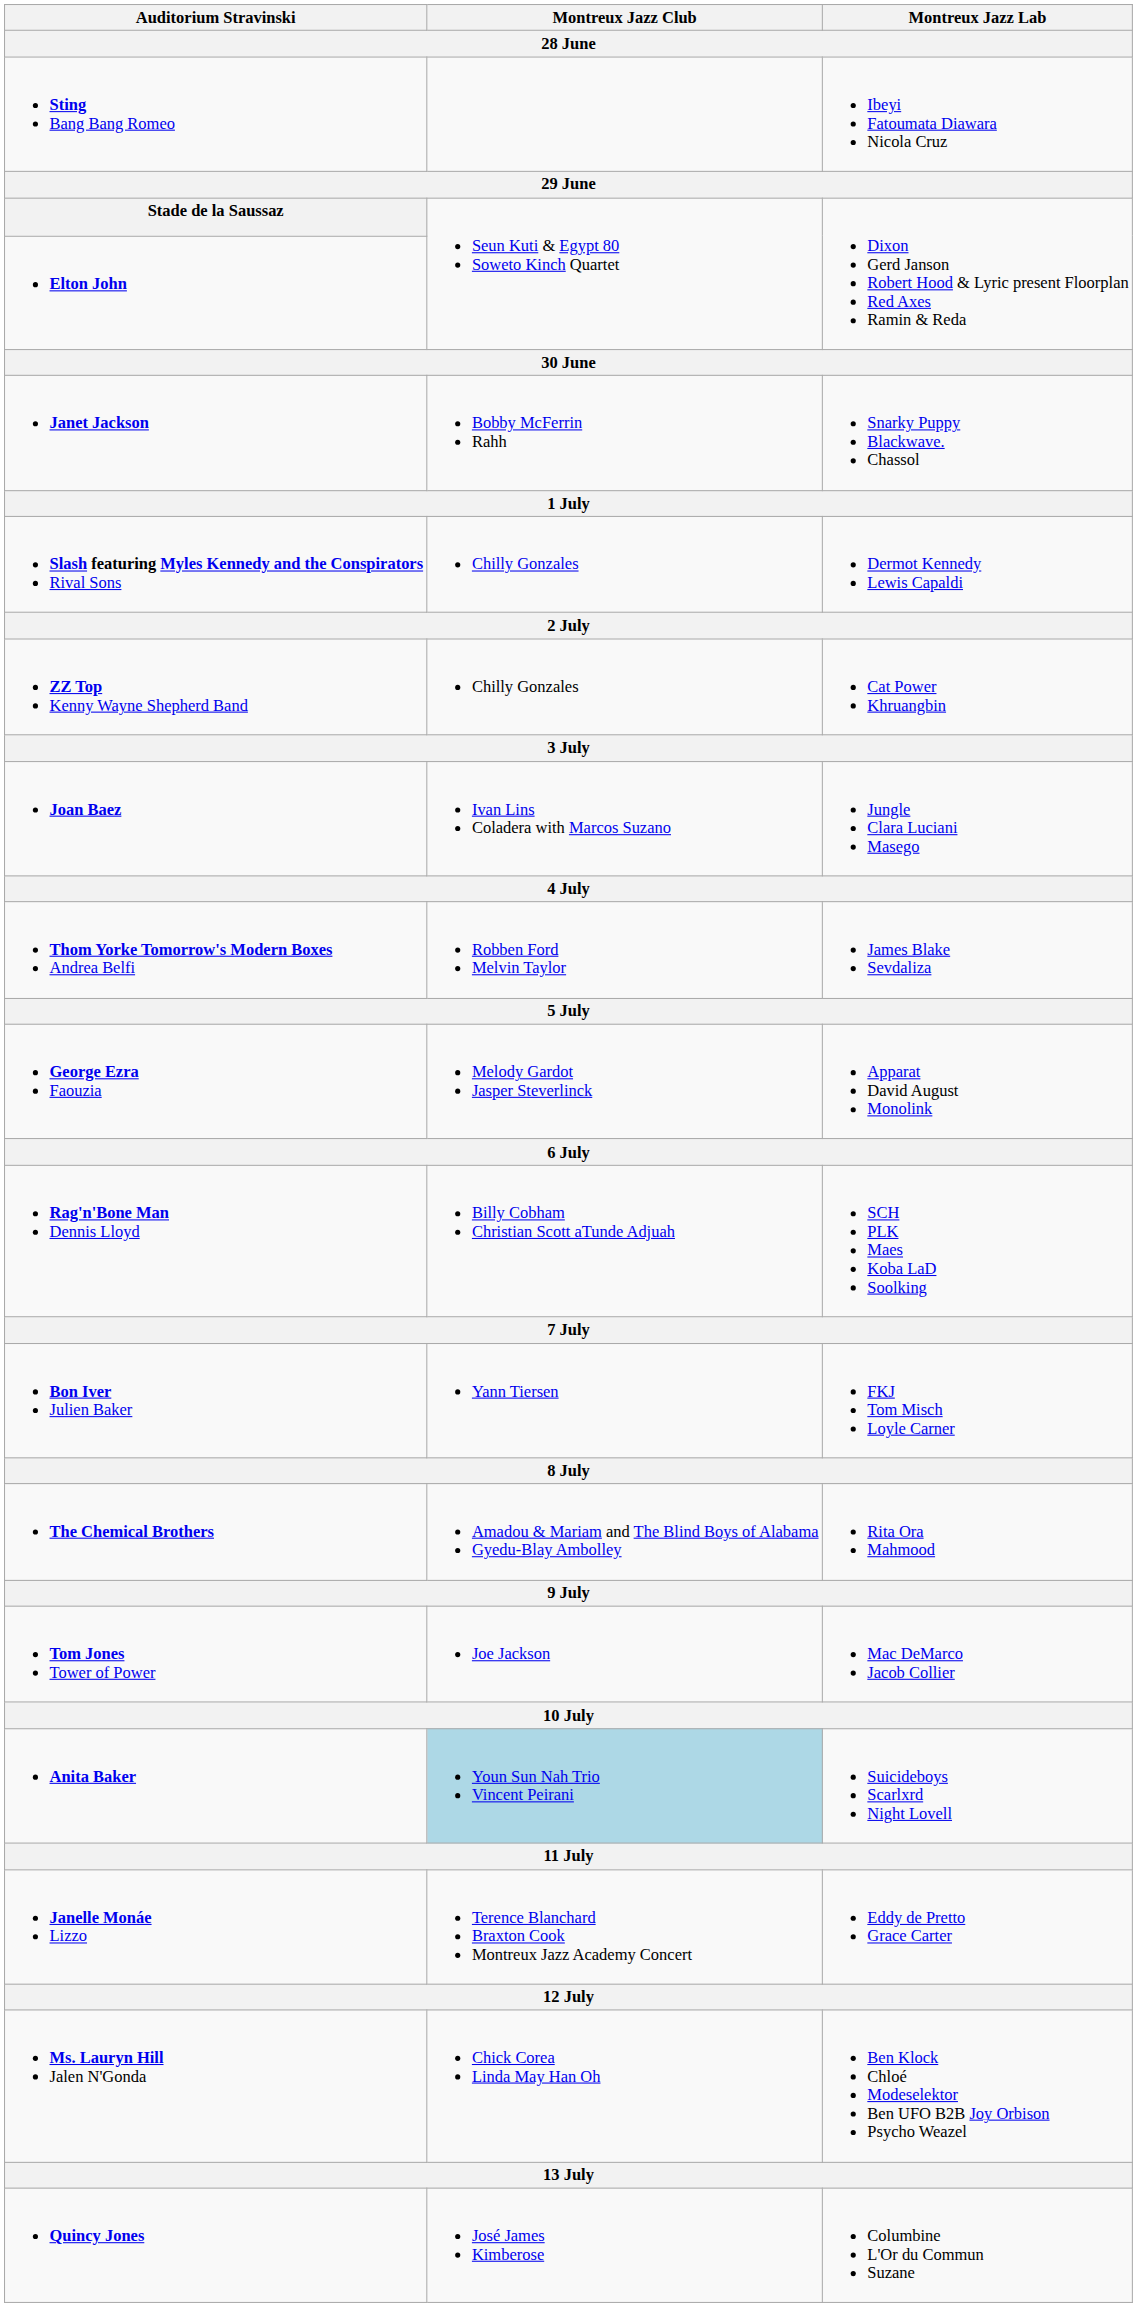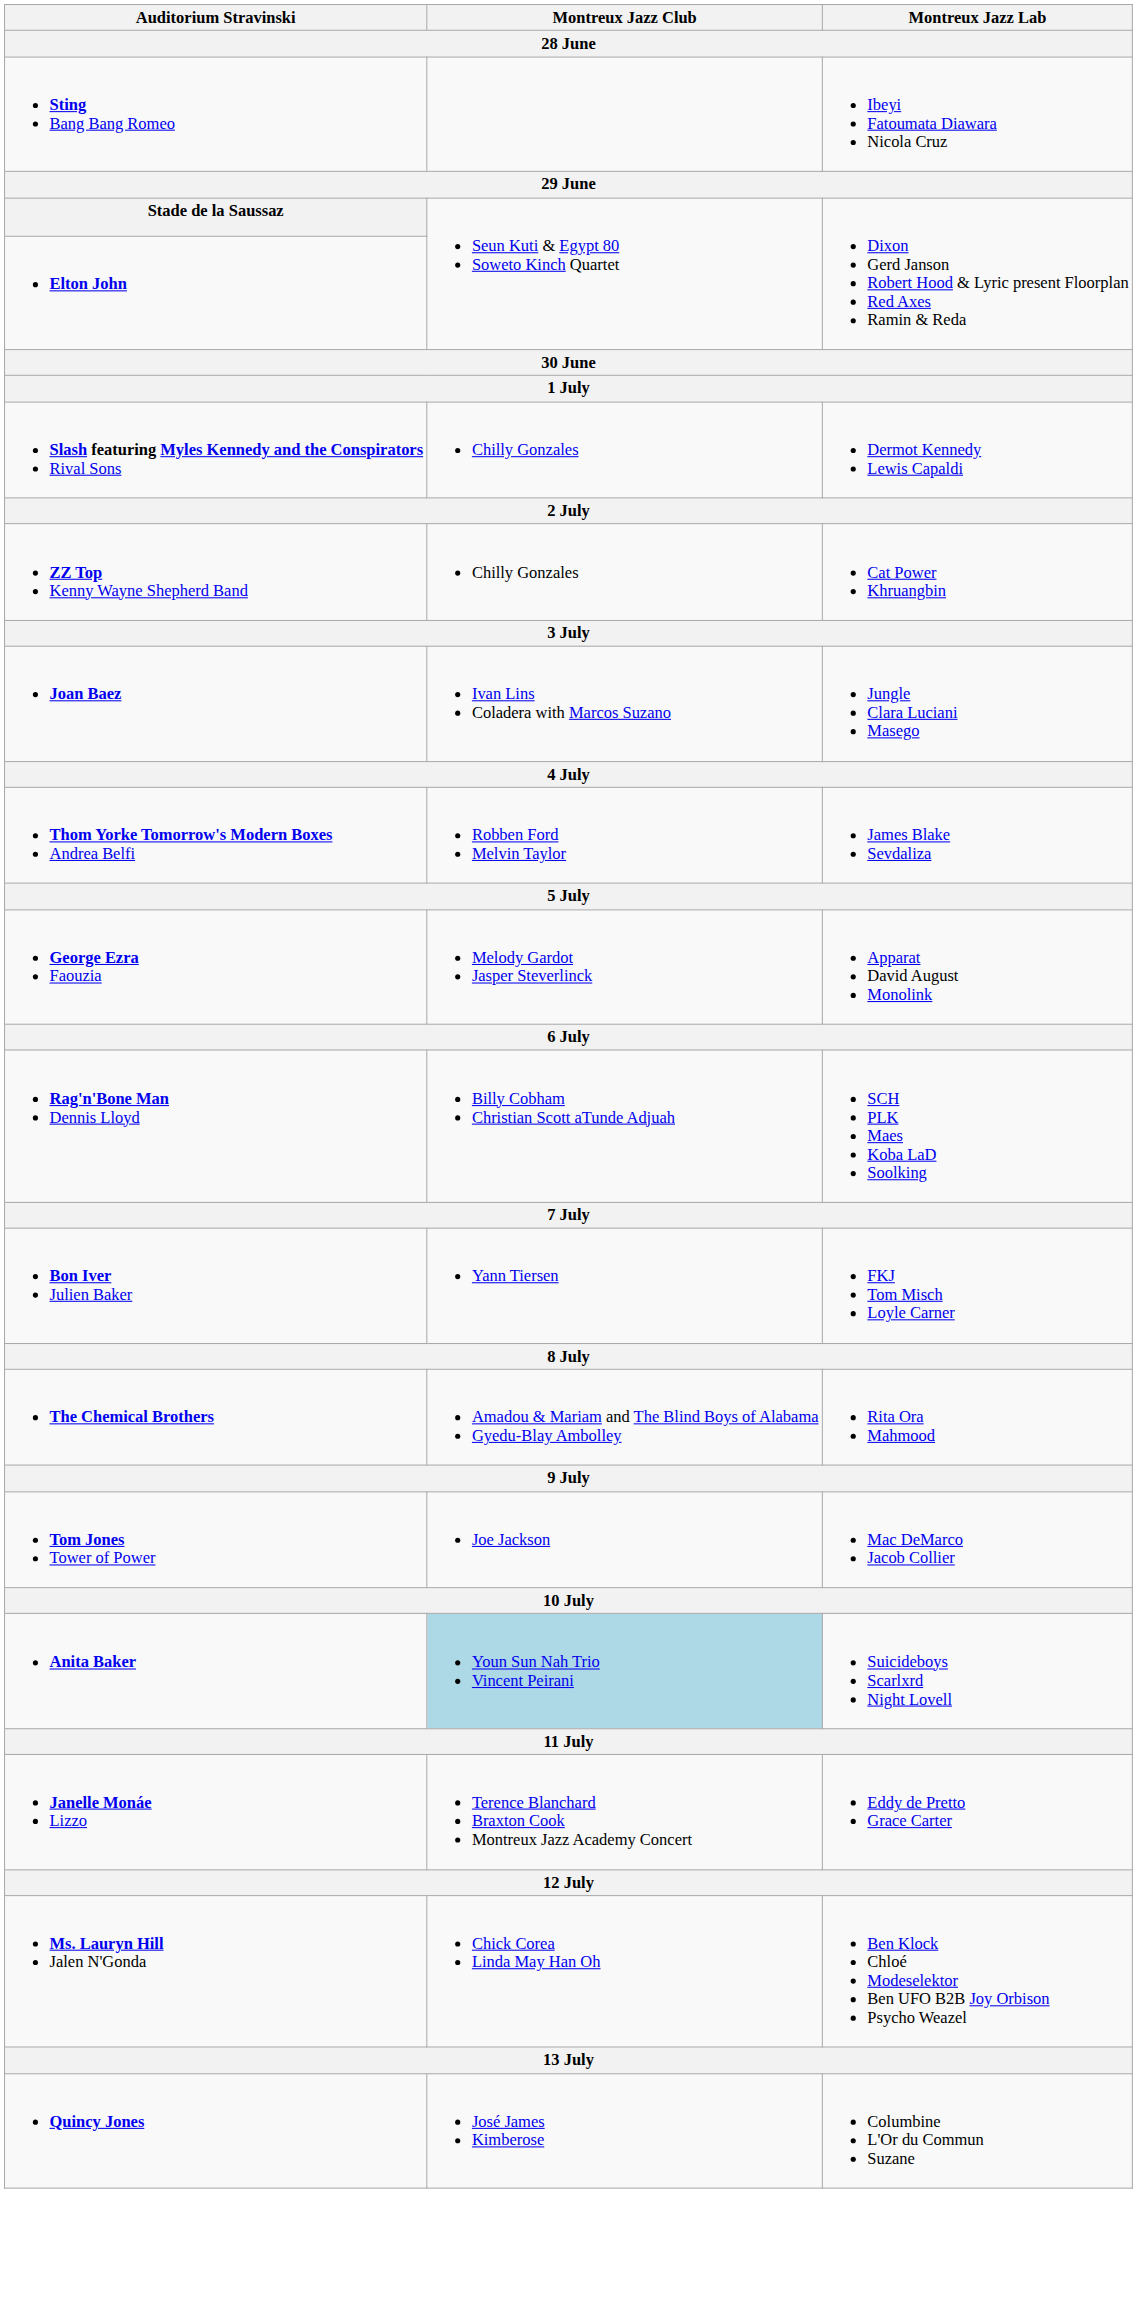- row: (216, 424)
